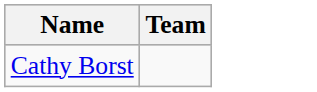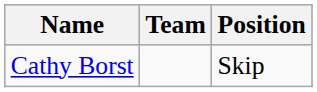+ column: (262, 24)
